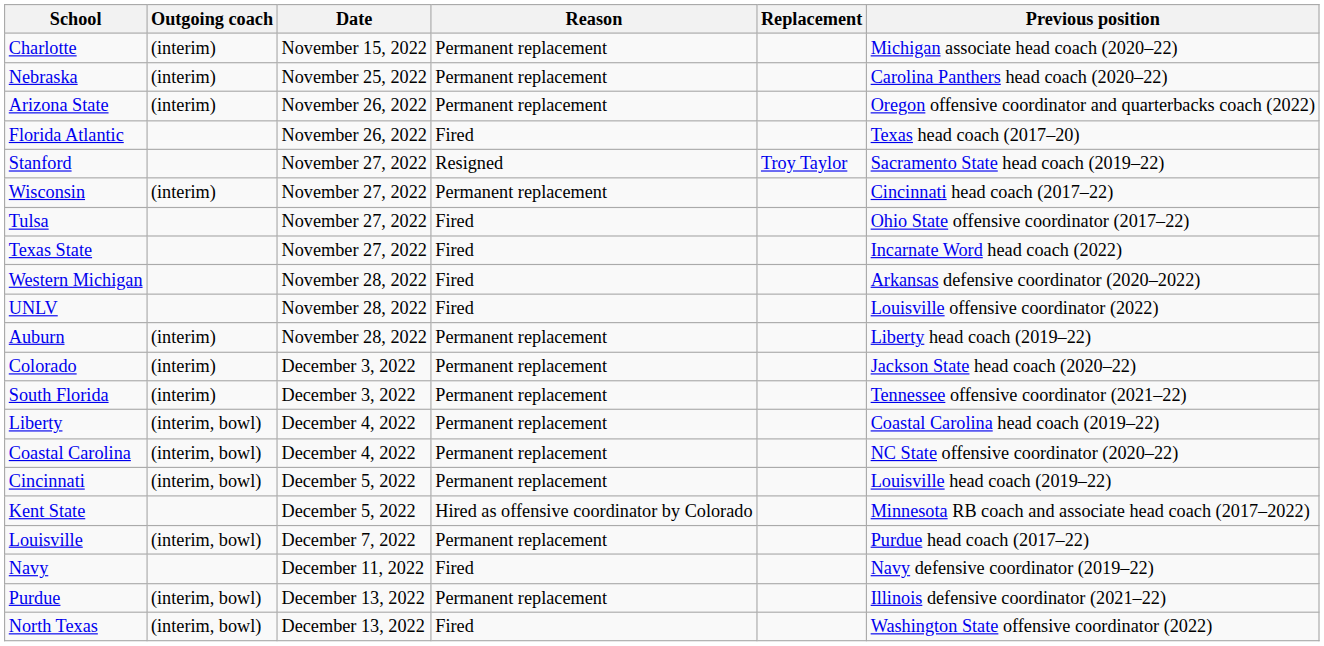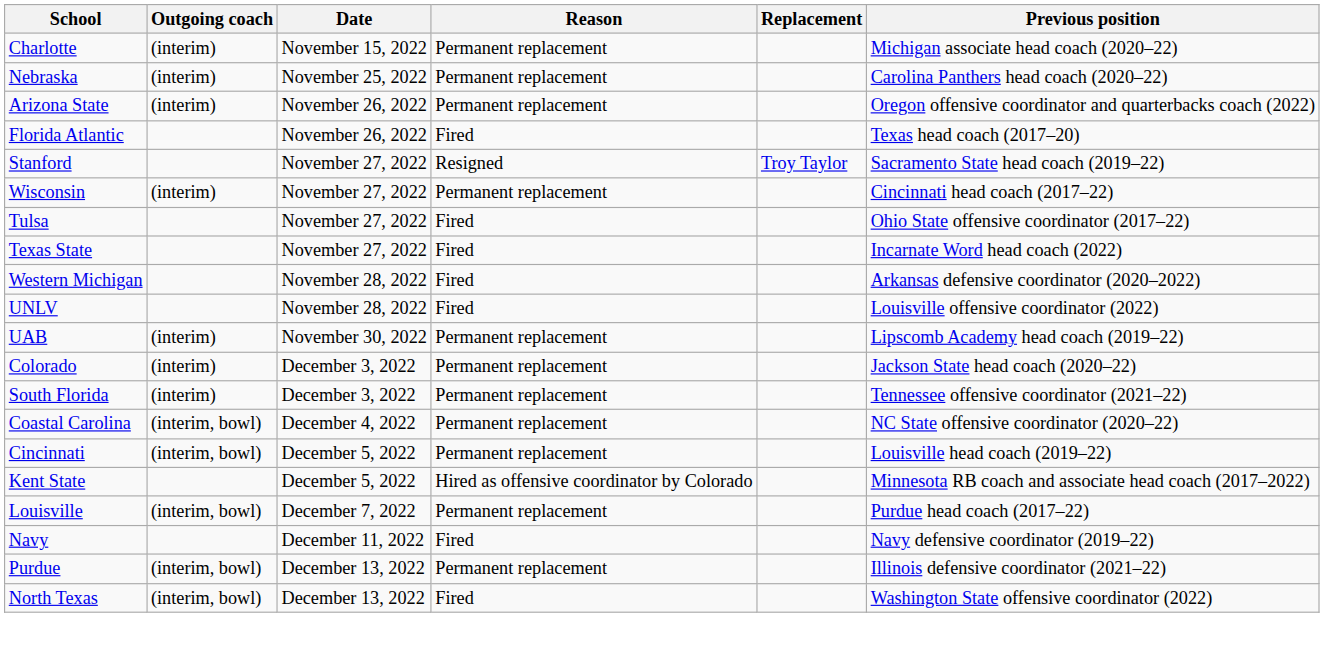- row: (37, 337)
+ row: (28, 337)
- row: (36, 423)
